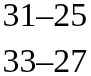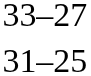rows swapped: (45, 60) <-> (45, 14)
